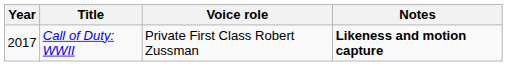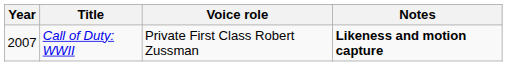(22, 43) 2017 -> (22, 43) 2007
